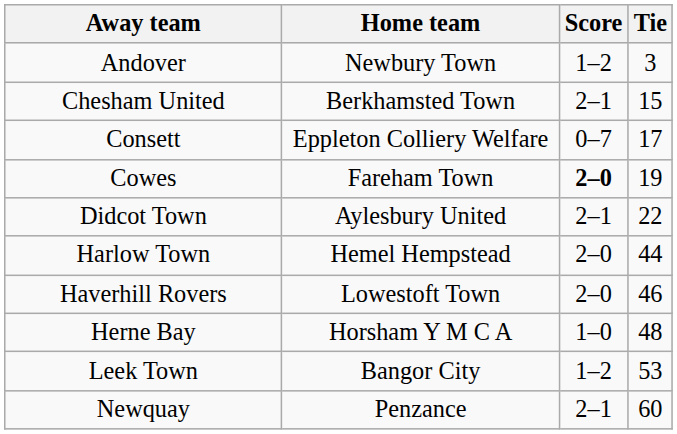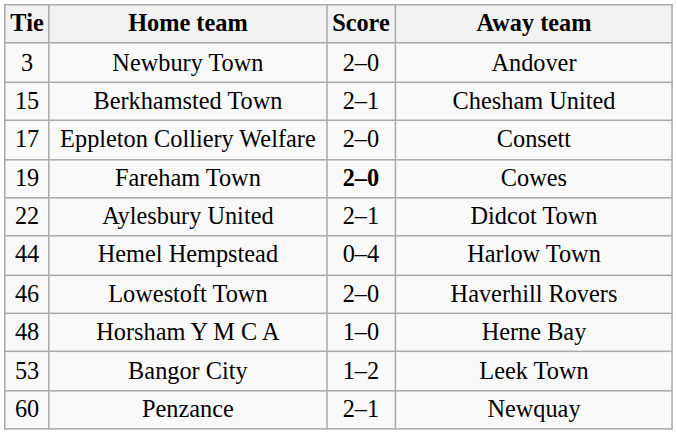columns swapped: (650, 23) <-> (143, 23)
(594, 62) 1–2 -> (361, 62) 2–0
(594, 139) 0–7 -> (361, 139) 2–0
(594, 255) 2–0 -> (361, 255) 0–4
